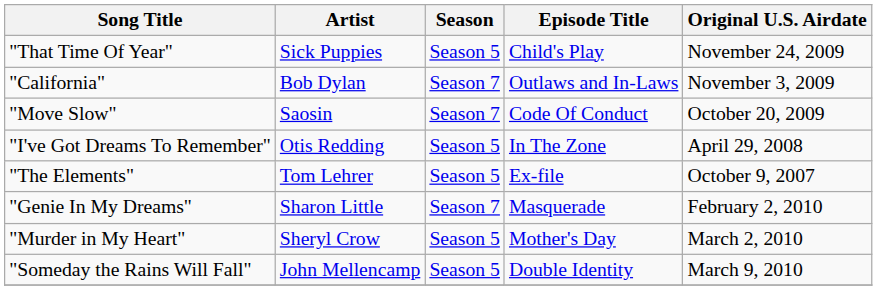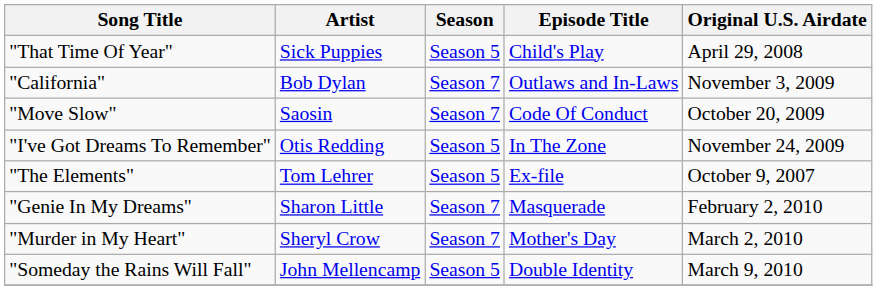(766, 51) November 24, 2009 -> (745, 51) April 29, 2008
(745, 144) April 29, 2008 -> (766, 144) November 24, 2009
(465, 238) Season 5 -> (465, 238) Season 7
